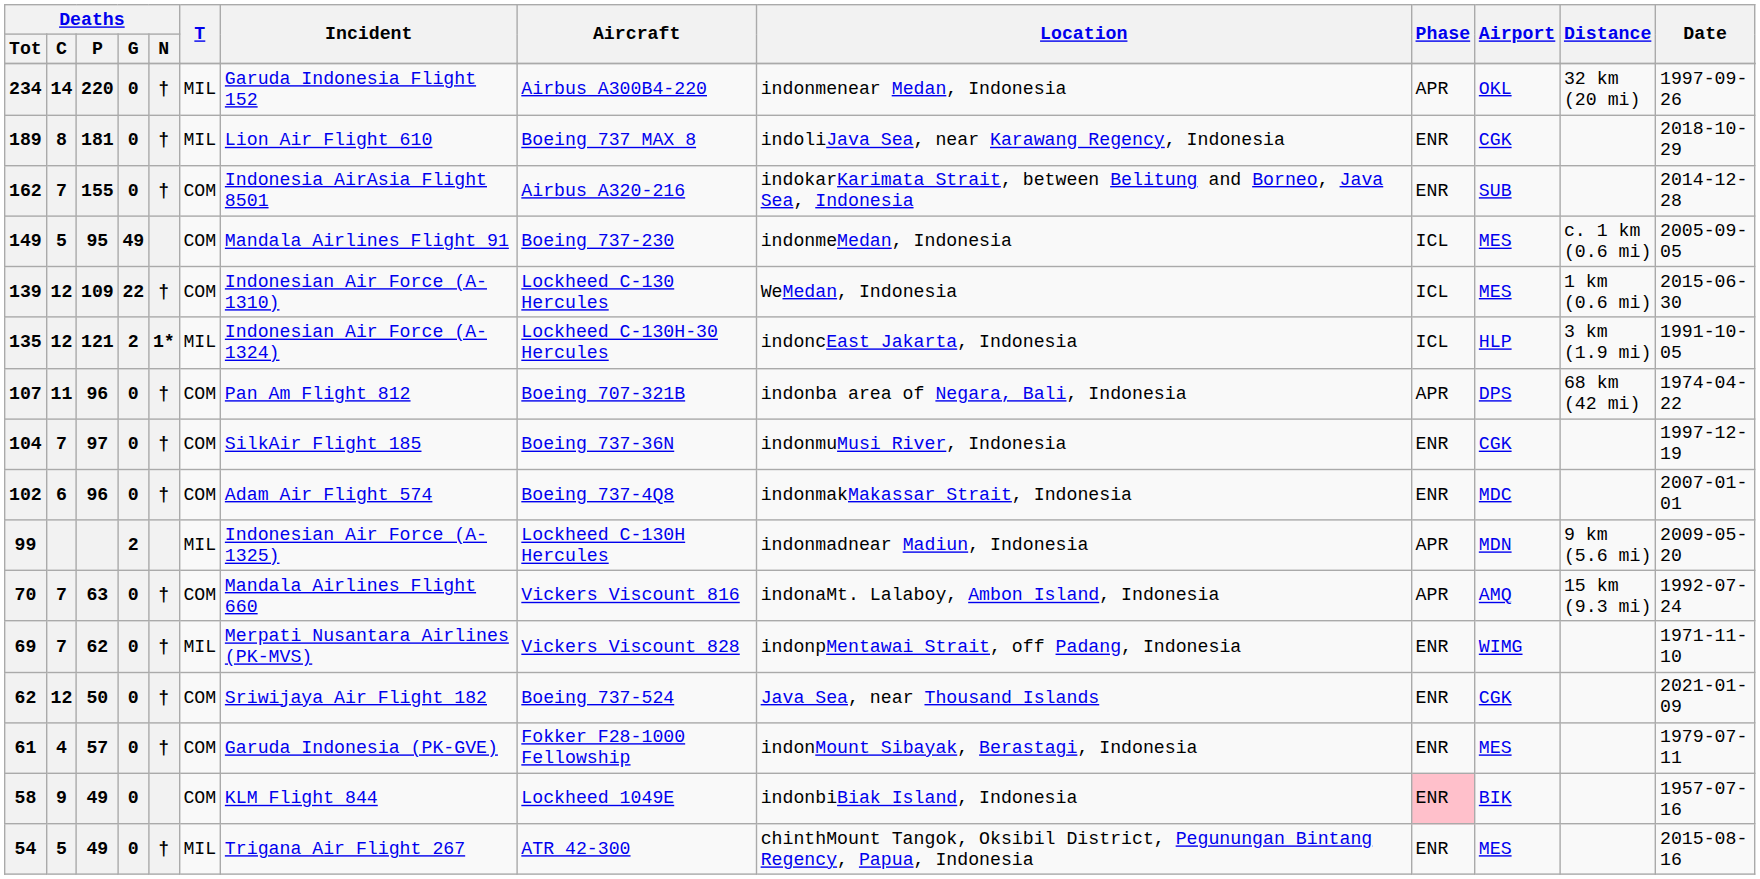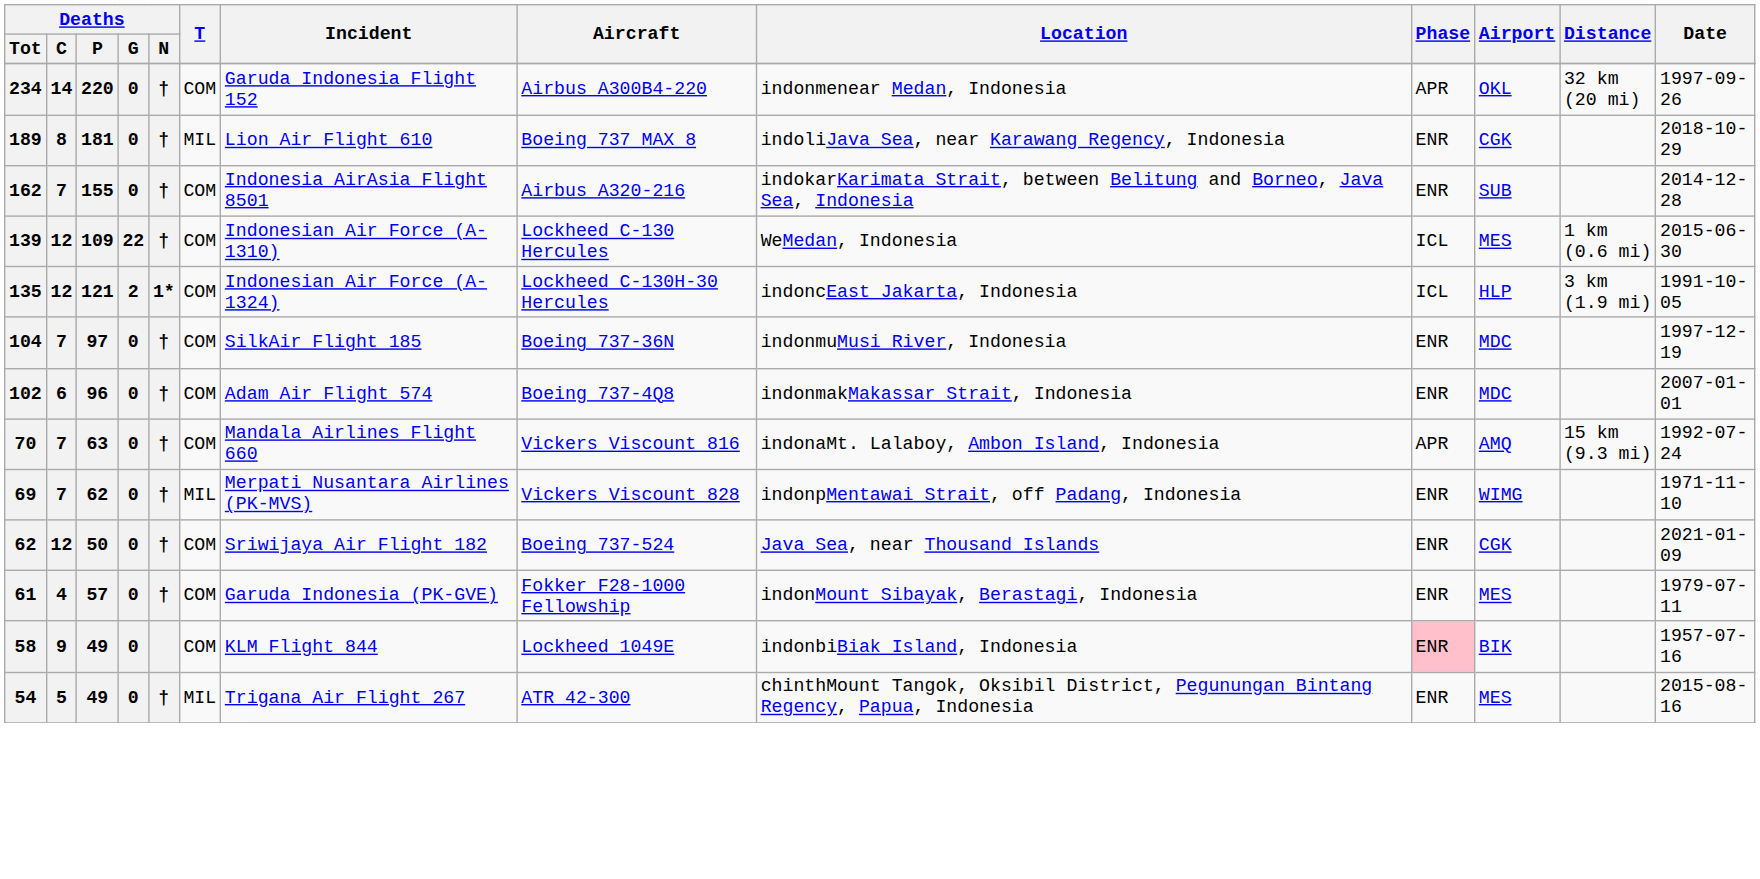(200, 89) MIL -> (200, 89) COM
- row: (25, 241)
(200, 343) MIL -> (200, 292) COM
- row: (25, 393)
(1495, 444) CGK -> (1495, 343) MDC
- row: (25, 545)
